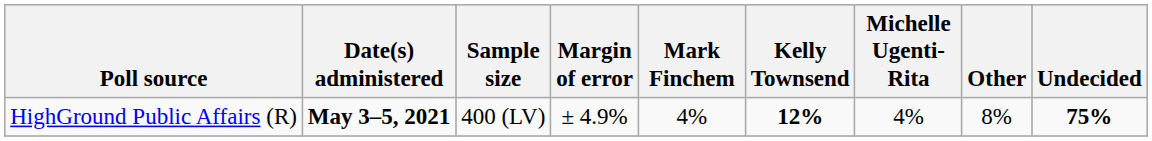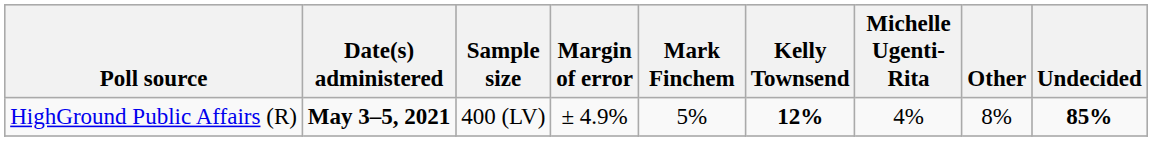(692, 116) 4% -> (692, 116) 5%
(1089, 116) 75% -> (1089, 116) 85%
